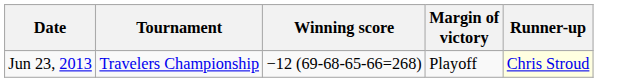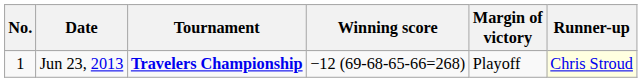+ column: (20, 27)
(179, 64) normal -> (217, 64) bold
